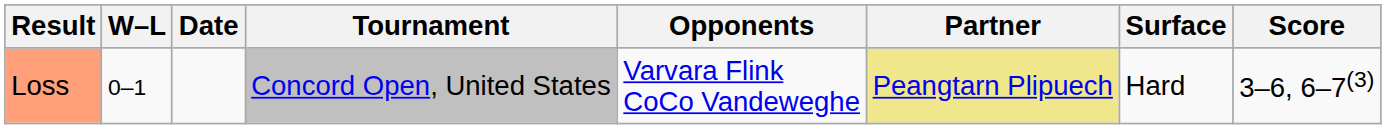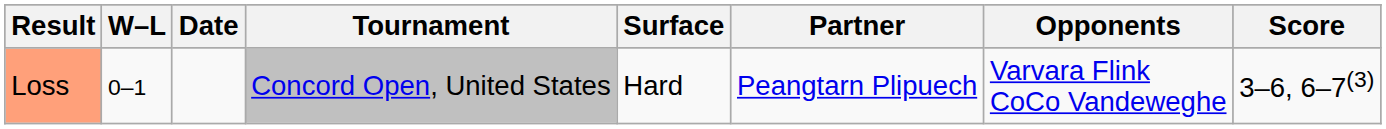columns swapped: (1176, 26) <-> (742, 26)
(993, 85) khaki background -> (857, 85) no background
